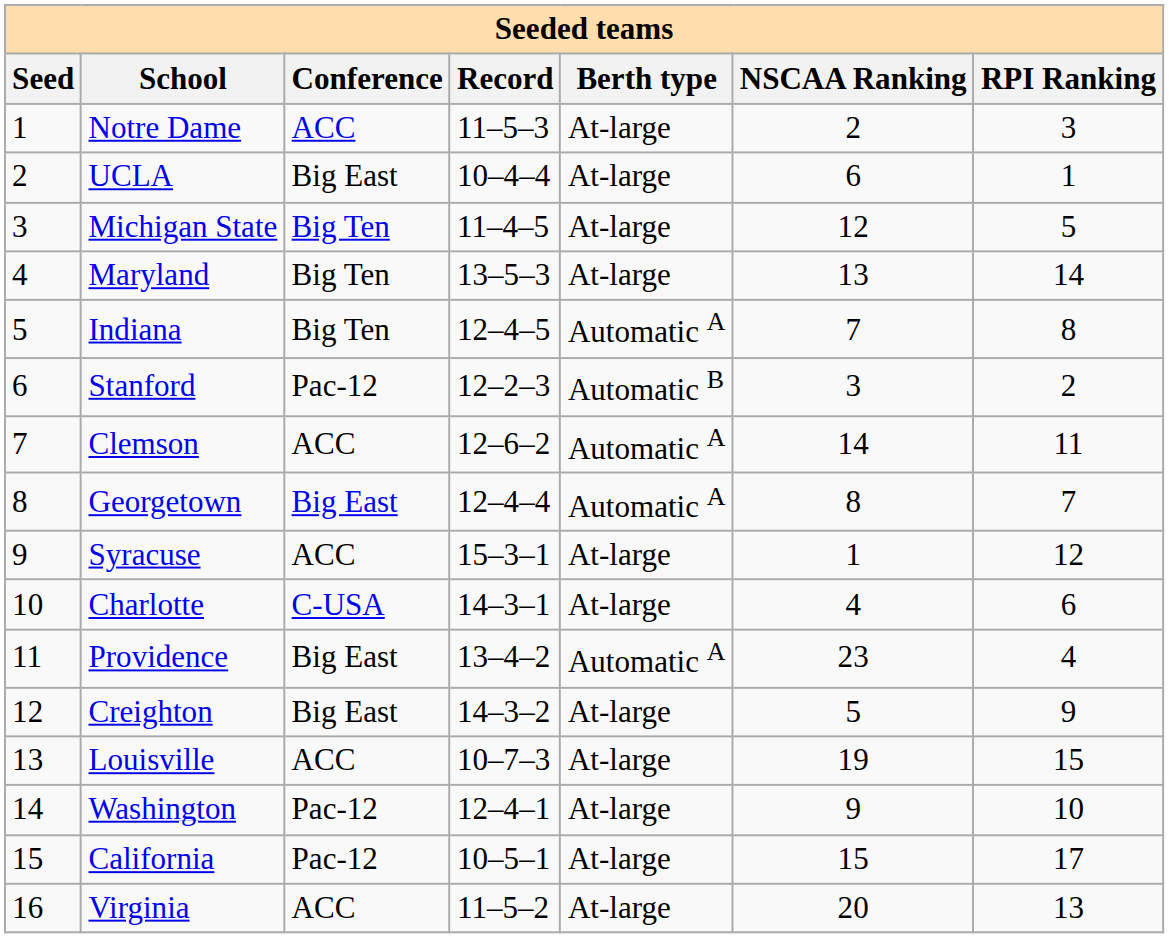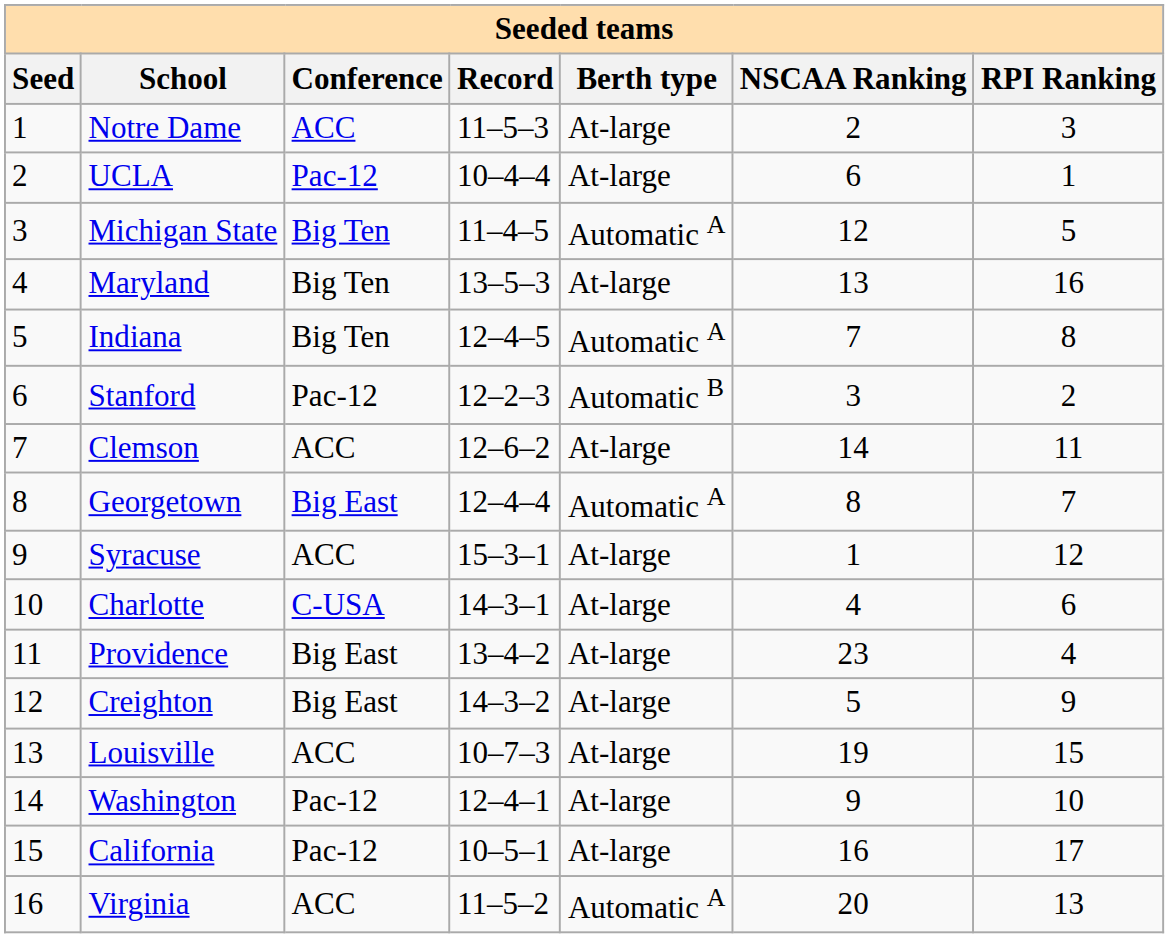(345, 176) Big East -> (335, 176) Pac-12
(619, 226) At-large -> (647, 230) Automatic A
(1068, 275) 14 -> (1068, 283) 16
(647, 443) Automatic A -> (619, 448) At-large
(647, 657) Automatic A -> (619, 653) At-large
(853, 858) 15 -> (853, 850) 16
(619, 907) At-large -> (647, 903) Automatic A
